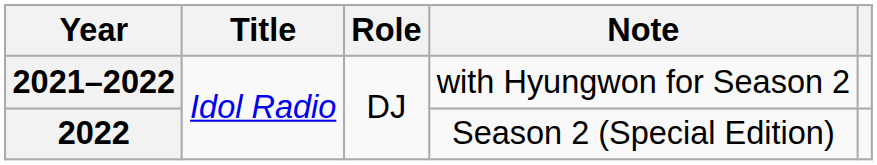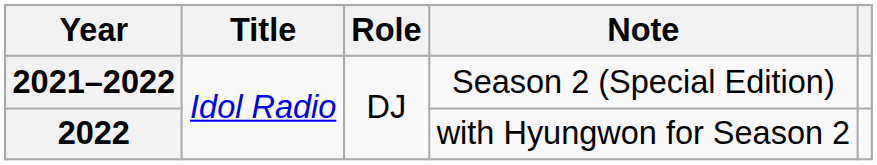(643, 81) with Hyungwon for Season 2 -> (643, 81) Season 2 (Special Edition)
(643, 133) Season 2 (Special Edition) -> (643, 133) with Hyungwon for Season 2
